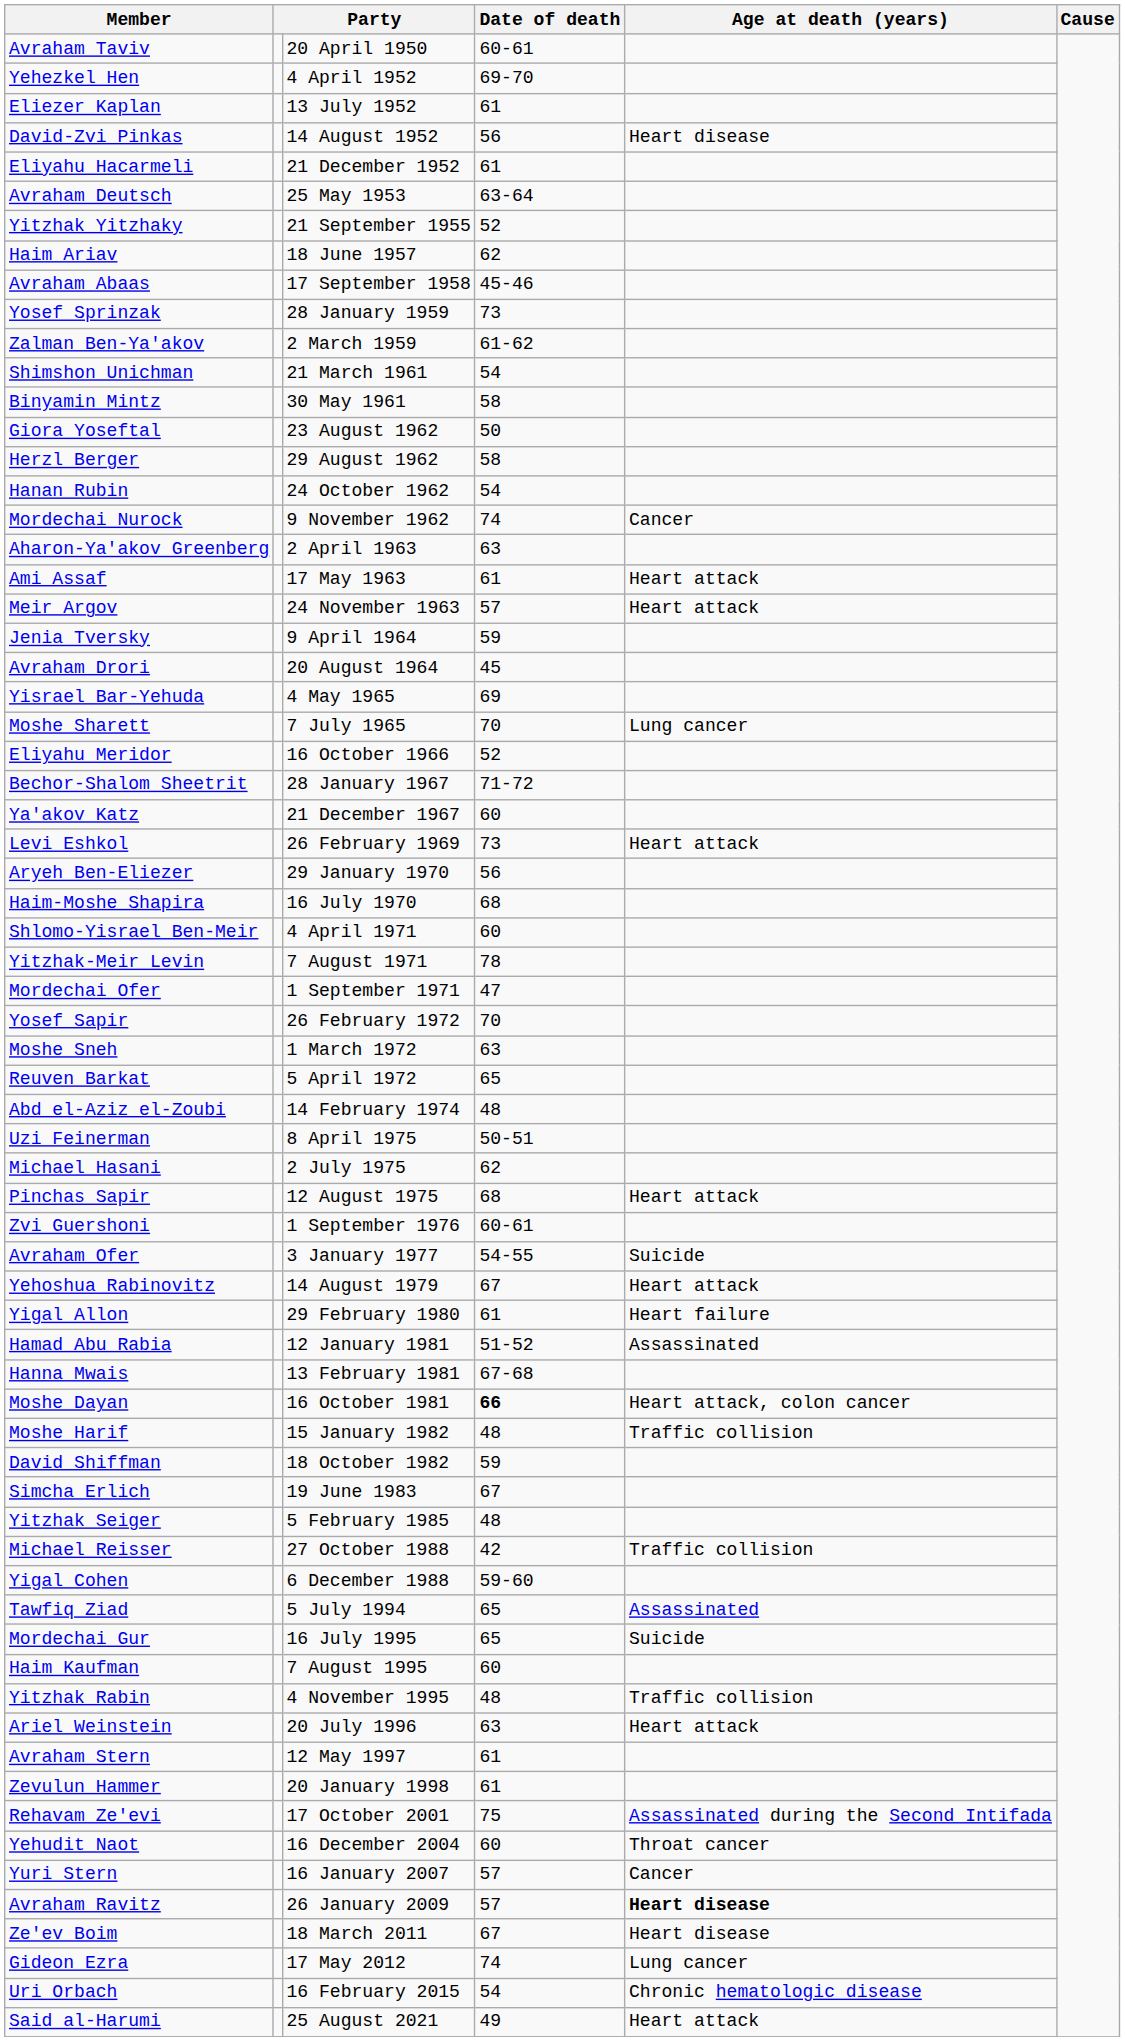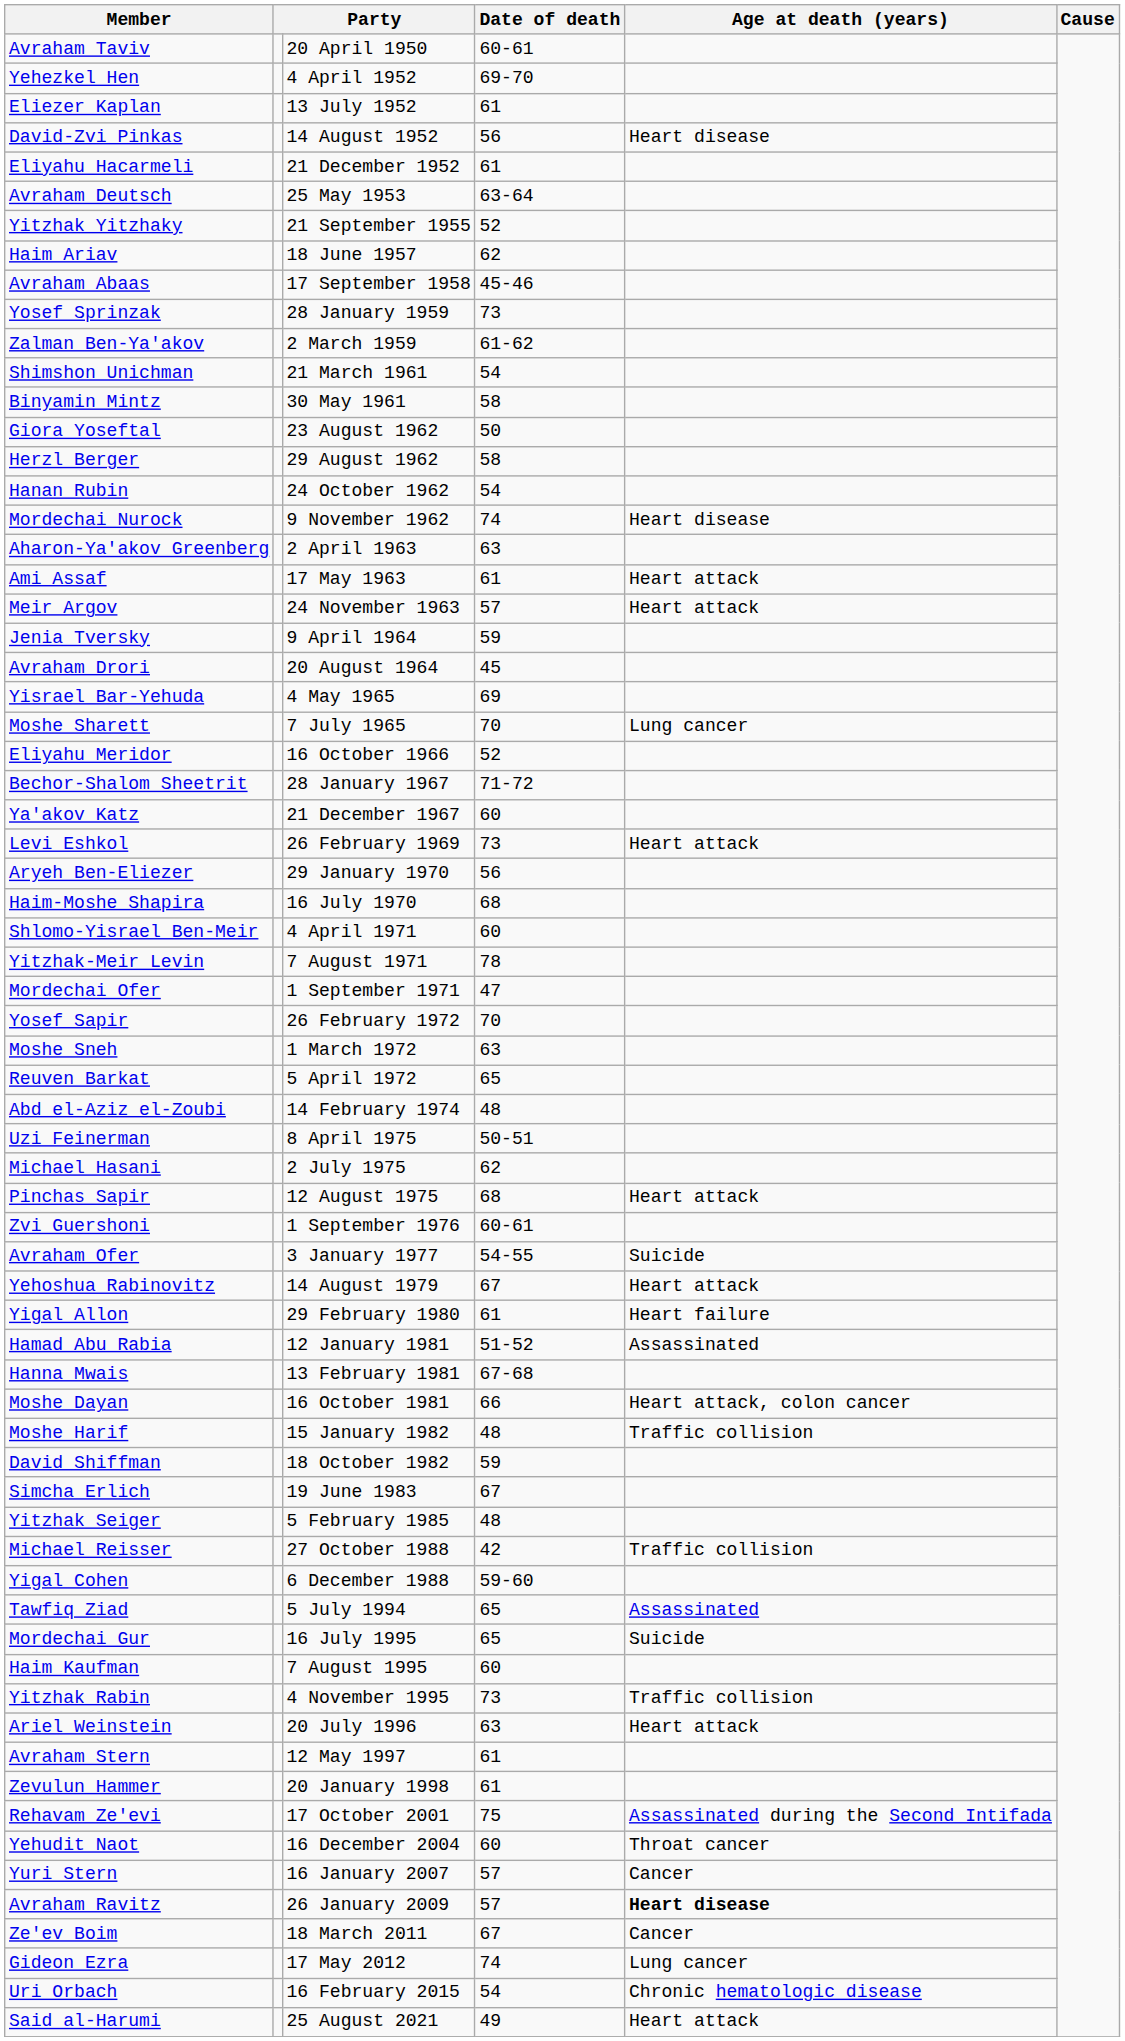(662, 520) Cancer -> (699, 520) Heart disease
(490, 1404) bold -> (490, 1404) normal
(490, 1698) 48 -> (490, 1698) 73
(699, 1934) Heart disease -> (662, 1934) Cancer
